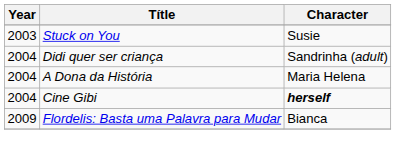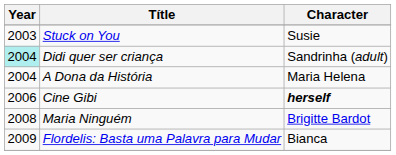(22, 56) no background -> (22, 56) paleturquoise background
(22, 98) 2004 -> (22, 98) 2006
+ row: (87, 118)
